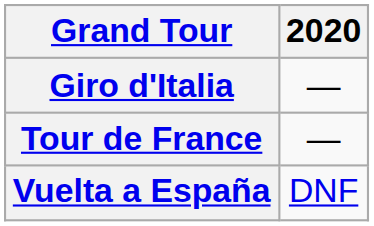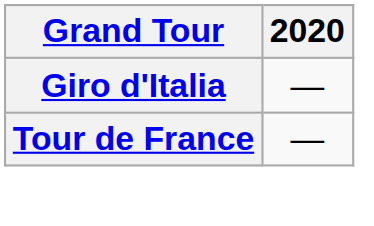- row: (142, 191)
